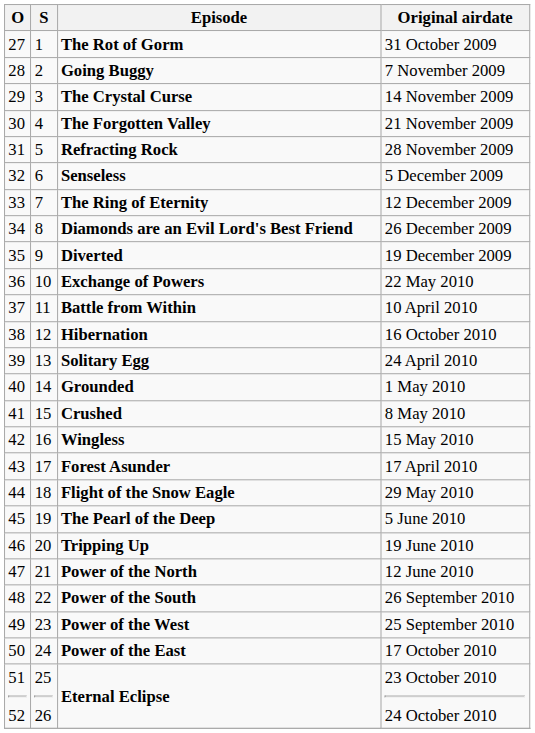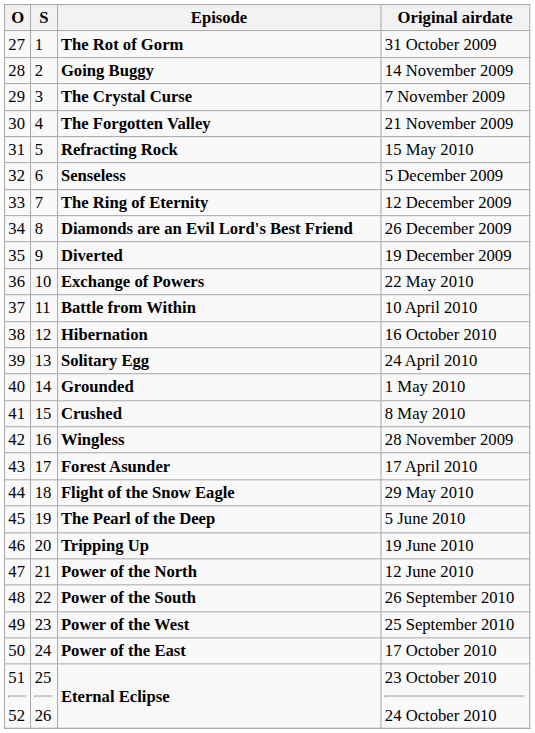(445, 70) 7 November 2009 -> (449, 70) 14 November 2009
(449, 96) 14 November 2009 -> (445, 96) 7 November 2009
(449, 149) 28 November 2009 -> (429, 149) 15 May 2010
(429, 439) 15 May 2010 -> (449, 439) 28 November 2009
